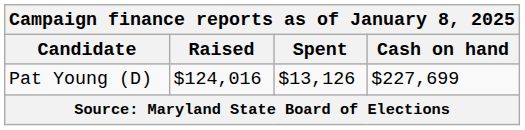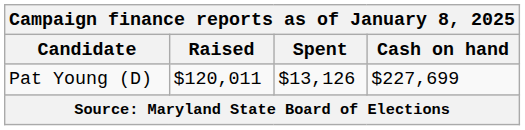(217, 79) $124,016 -> (217, 79) $120,011
